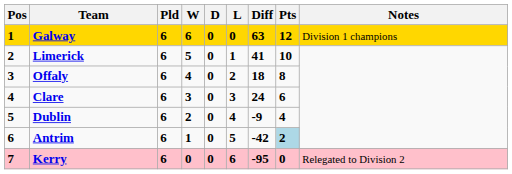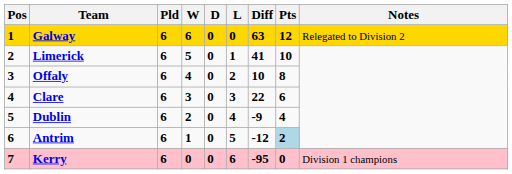(350, 36) Division 1 champions -> (353, 36) Relegated to Division 2
(258, 76) 18 -> (258, 76) 10
(258, 96) 24 -> (258, 96) 22
(260, 138) -42 -> (260, 138) -12
(353, 159) Relegated to Division 2 -> (350, 159) Division 1 champions
